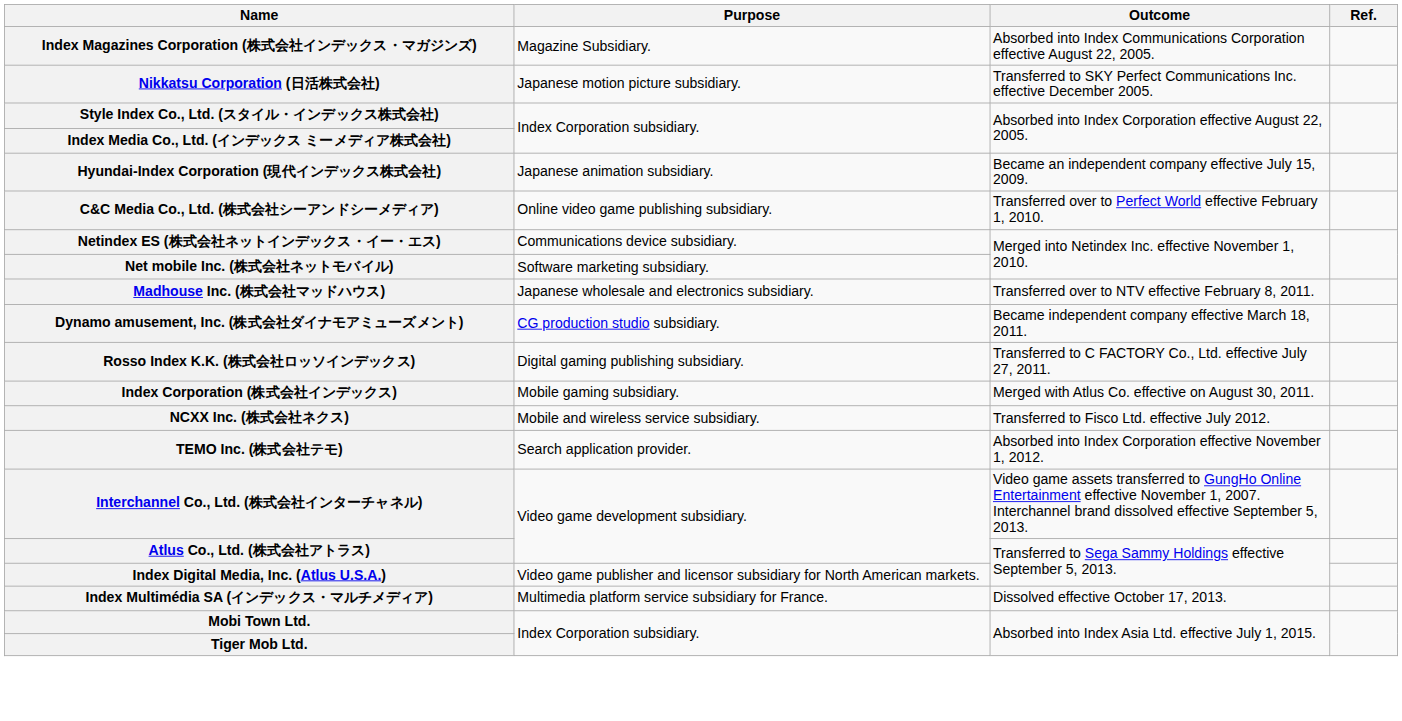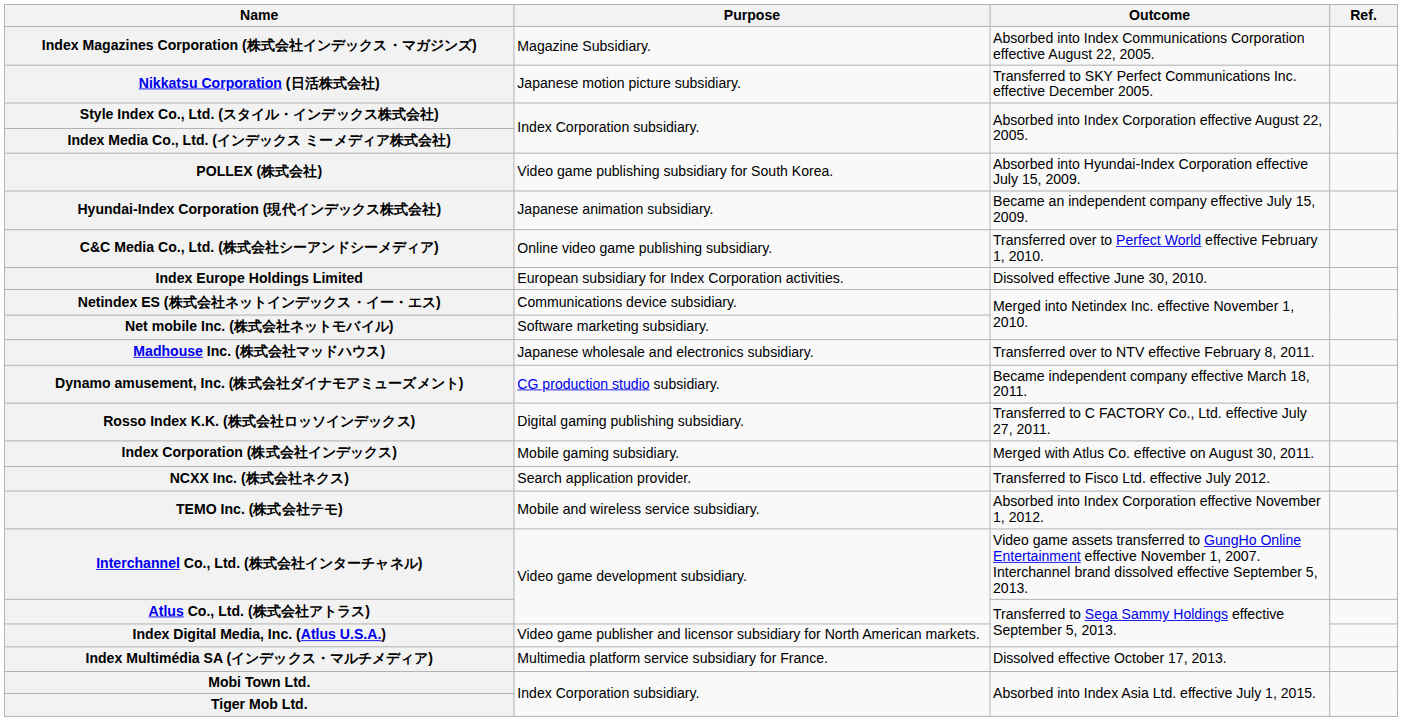+ row: (259, 171)
+ row: (259, 278)
(638, 418) Mobile and wireless service subsidiary. -> (604, 478) Search application provider.
(604, 449) Search application provider. -> (638, 510) Mobile and wireless service subsidiary.
